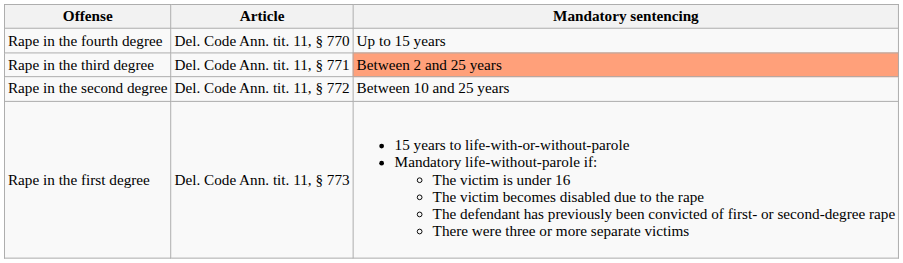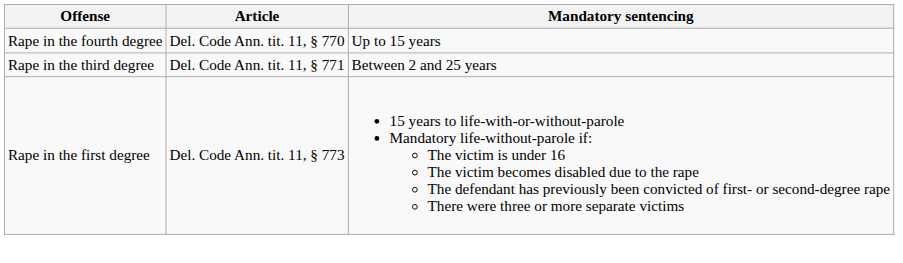(429, 64) lightsalmon background -> (424, 64) no background
- row: (88, 88)
